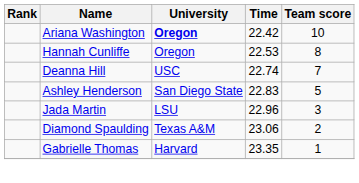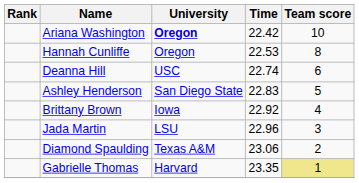(318, 71) 7 -> (318, 71) 6
+ row: (82, 110)
(318, 149) no background -> (318, 168) khaki background
